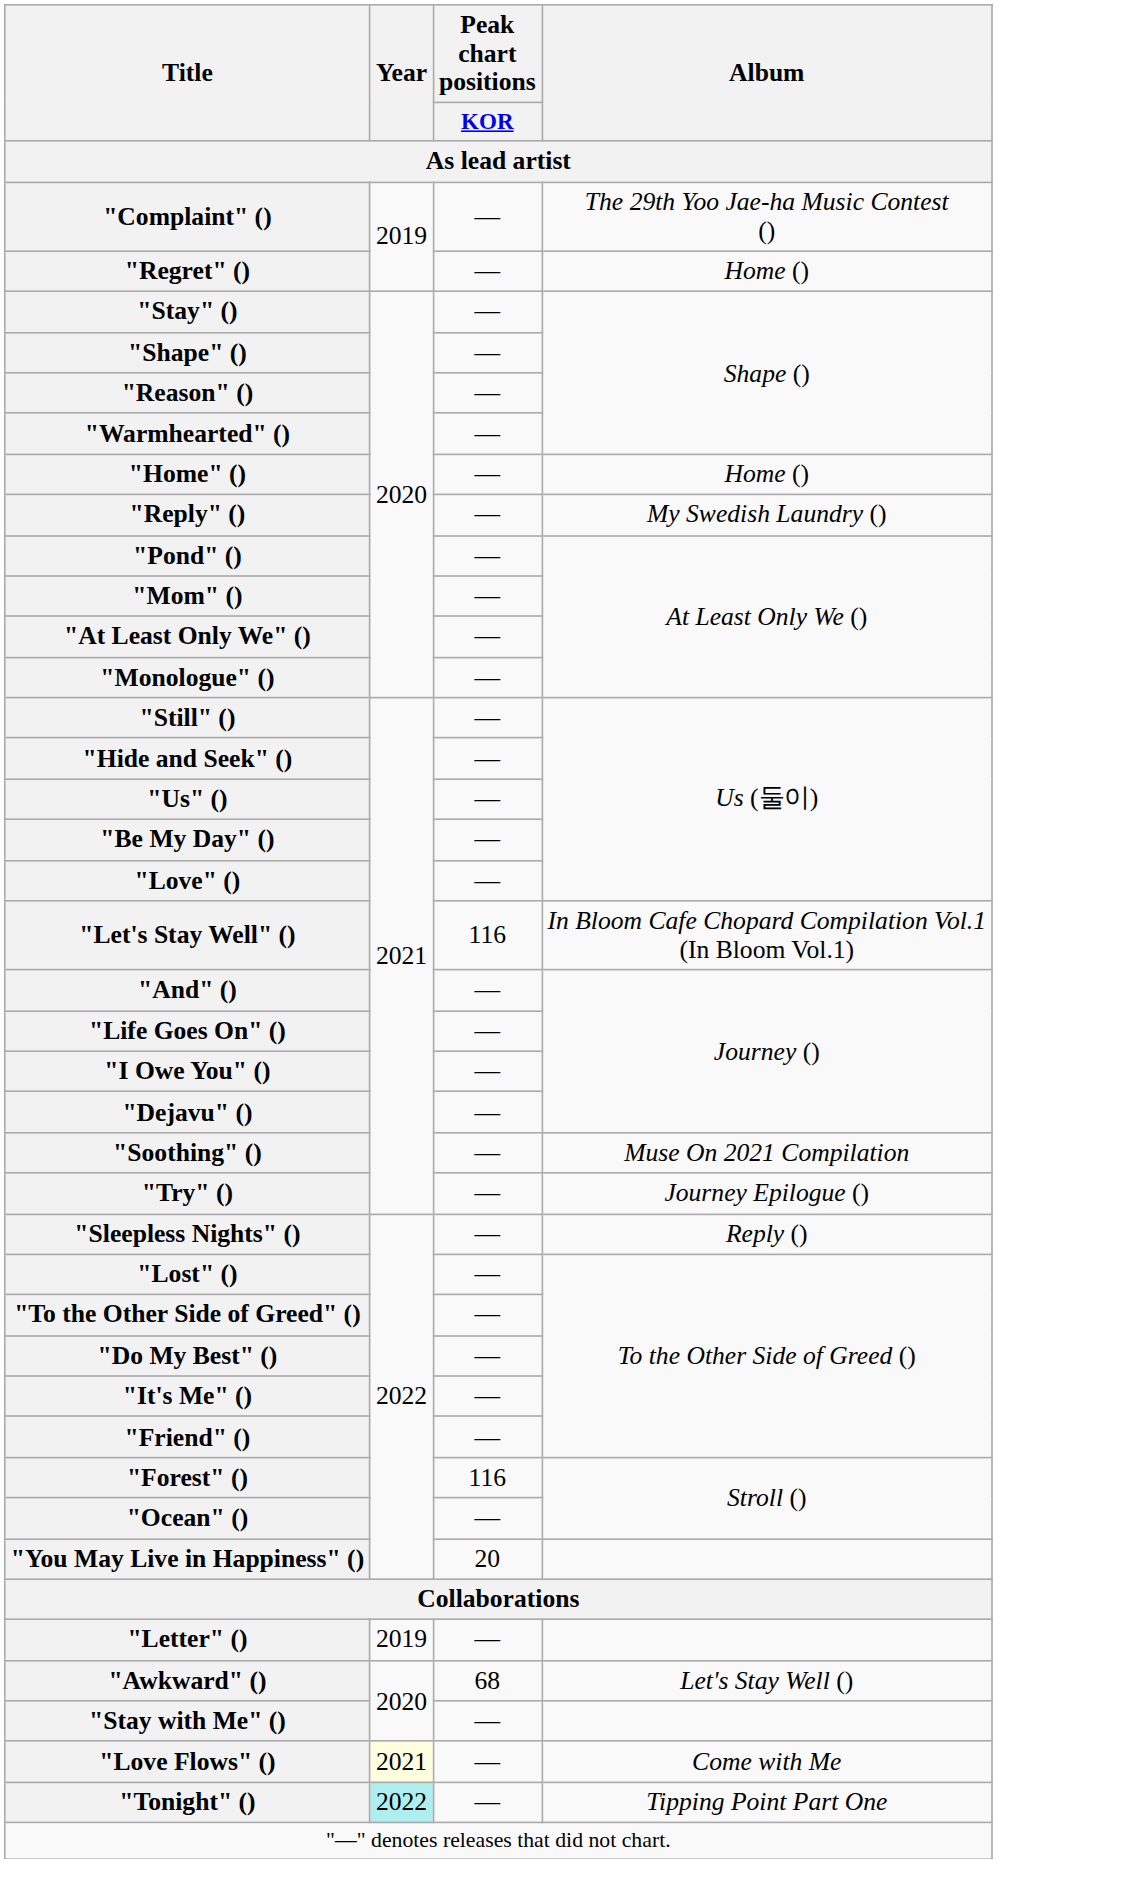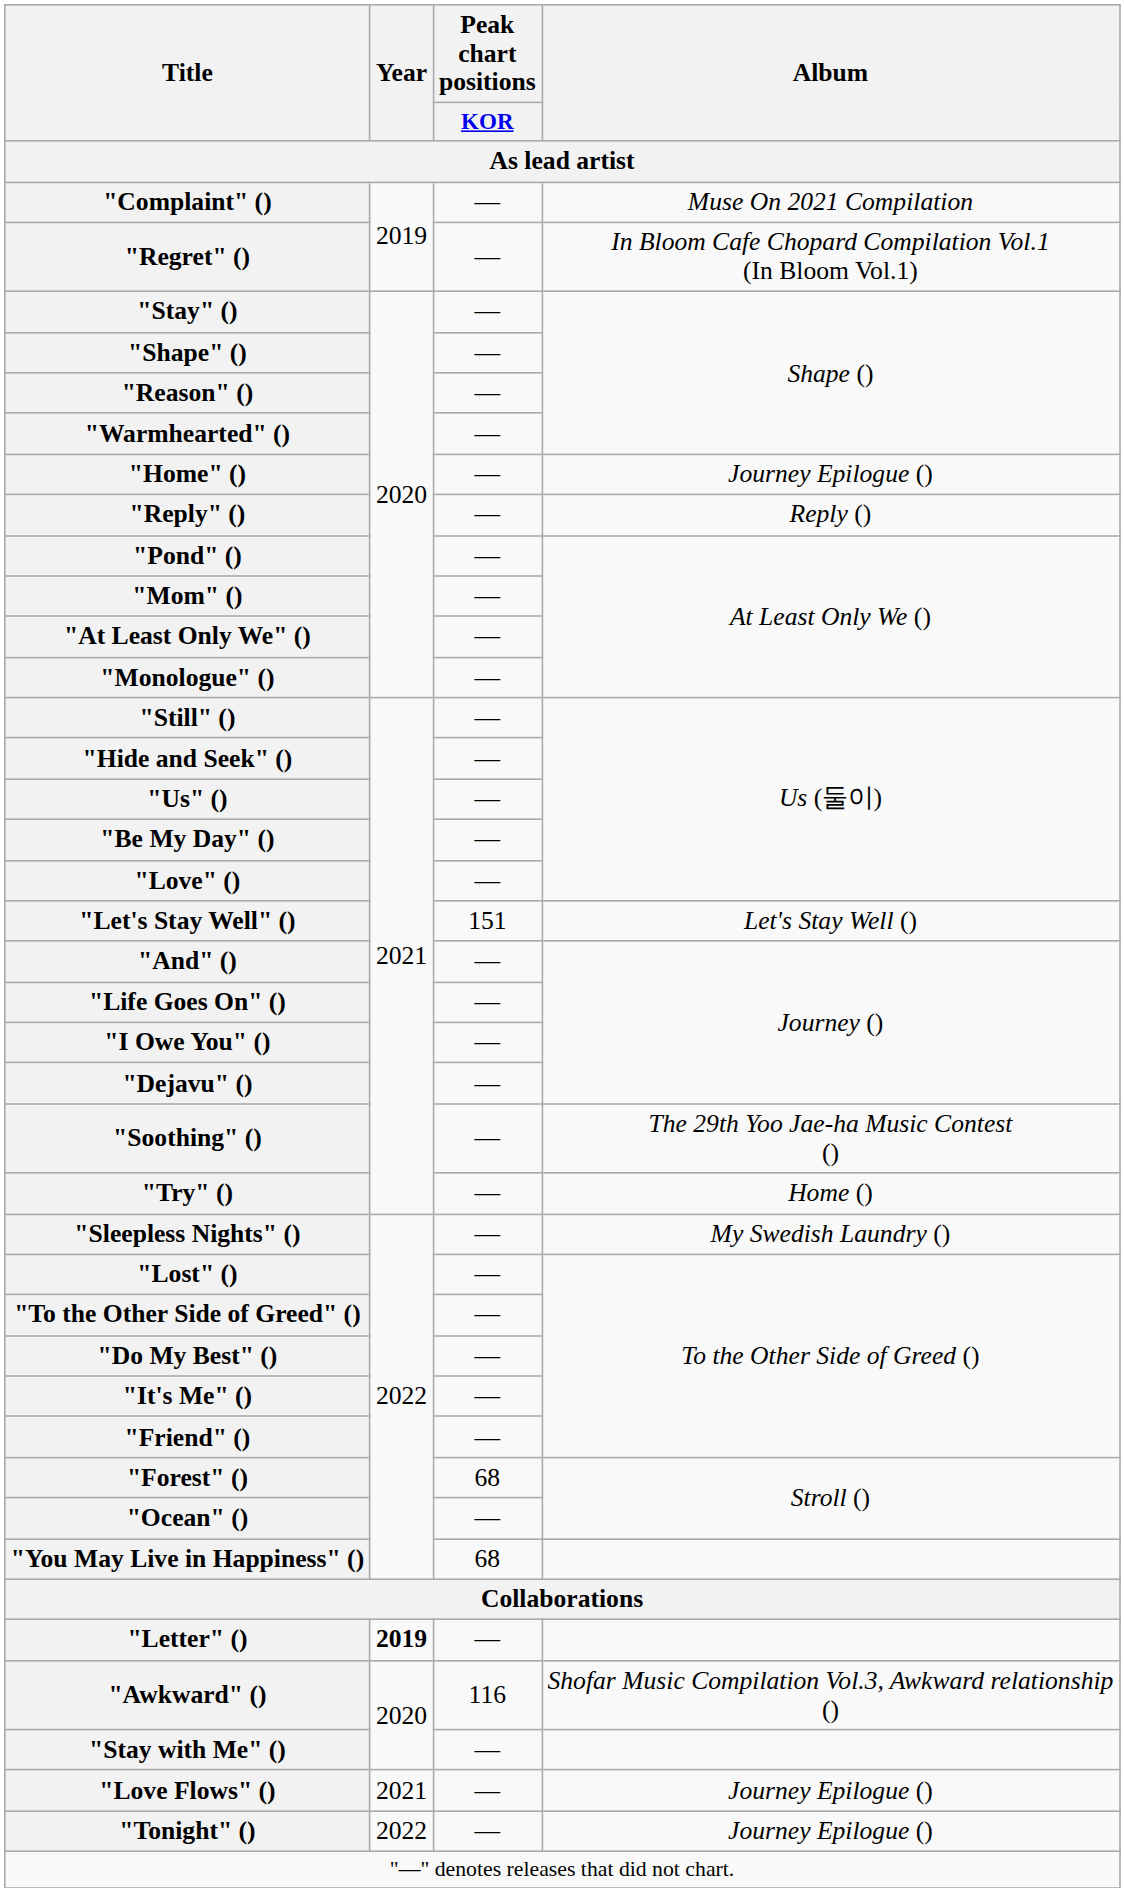(767, 216) The 29th Yoo Jae-ha Music Contest () -> (830, 201) Muse On 2021 Compilation
(767, 270) Home () -> (830, 256) In Bloom Cafe Chopard Compilation Vol.1 (In Bloom Vol.1)
(767, 474) Home () -> (830, 474) Journey Epilogue ()
(767, 514) My Swedish Laundry () -> (830, 514) Reply ()
(487, 935) 116 -> (487, 920) 151
(767, 934) In Bloom Cafe Chopard Compilation Vol.1 (In Bloom Vol.1) -> (830, 920) Let's Stay Well ()
(767, 1152) Muse On 2021 Compilation -> (830, 1138) The 29th Yoo Jae-ha Music Contest ()
(767, 1192) Journey Epilogue () -> (830, 1192) Home ()
(767, 1233) Reply () -> (830, 1233) My Swedish Laundry ()
(487, 1477) 116 -> (487, 1477) 68
(487, 1558) 20 -> (487, 1558) 68
(402, 1639) normal -> (402, 1639) bold
(487, 1680) 68 -> (487, 1694) 116
(767, 1680) Let's Stay Well () -> (830, 1694) Shofar Music Compilation Vol.3, Awkward relationship ()
(402, 1761) lightyellow background -> (402, 1790) no background
(767, 1761) Come with Me -> (830, 1790) Journey Epilogue ()
(402, 1802) paleturquoise background -> (402, 1830) no background
(767, 1802) Tipping Point Part One -> (830, 1830) Journey Epilogue ()
